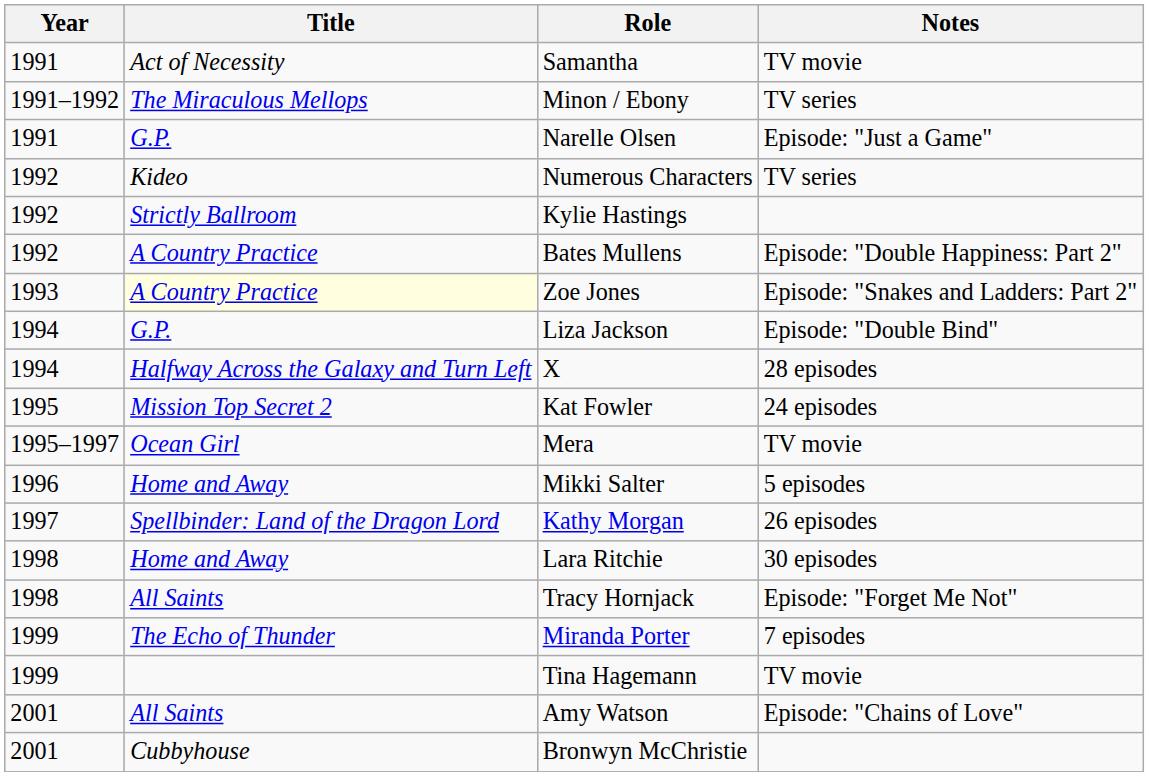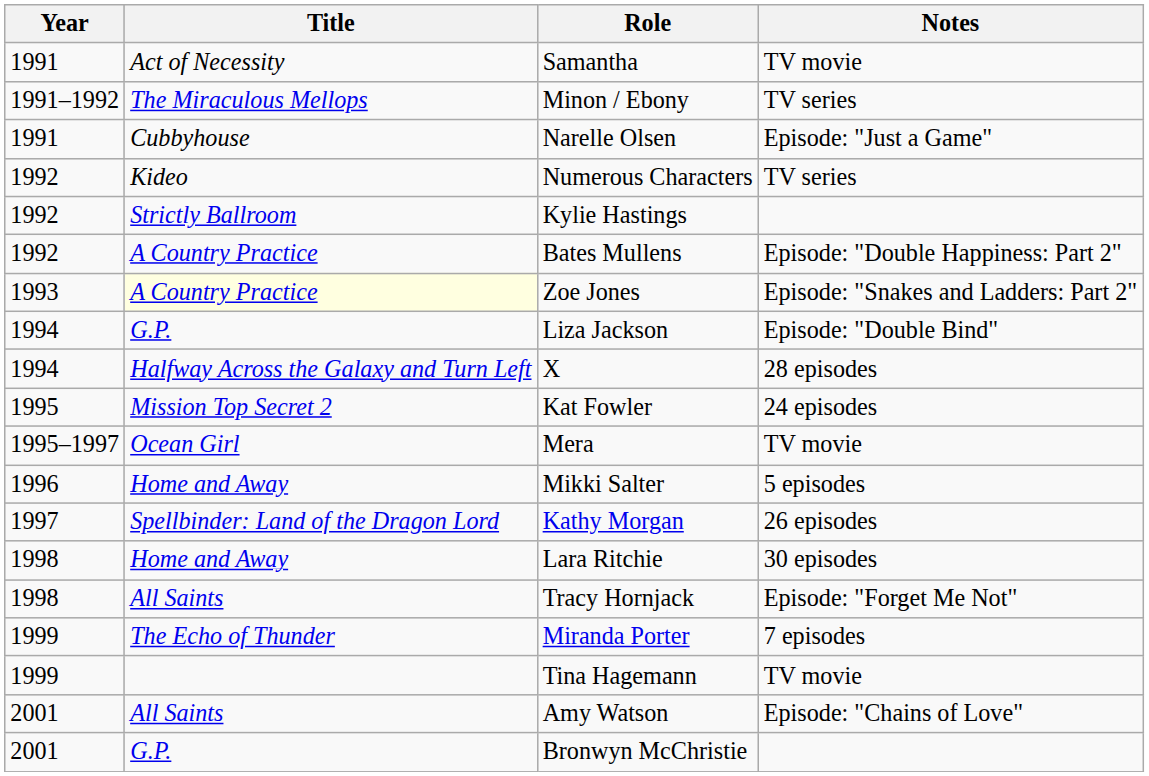(151, 138) G.P. -> (190, 138) Cubbyhouse
(190, 751) Cubbyhouse -> (151, 751) G.P.
